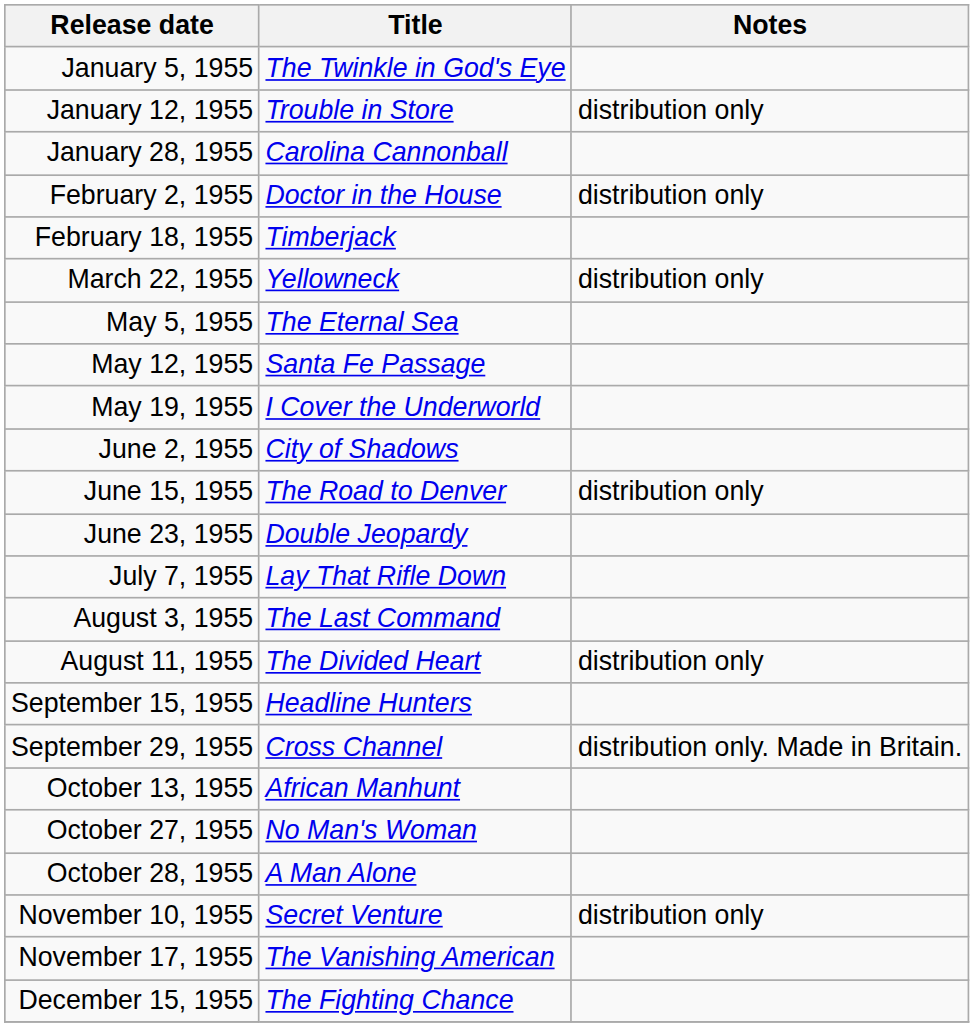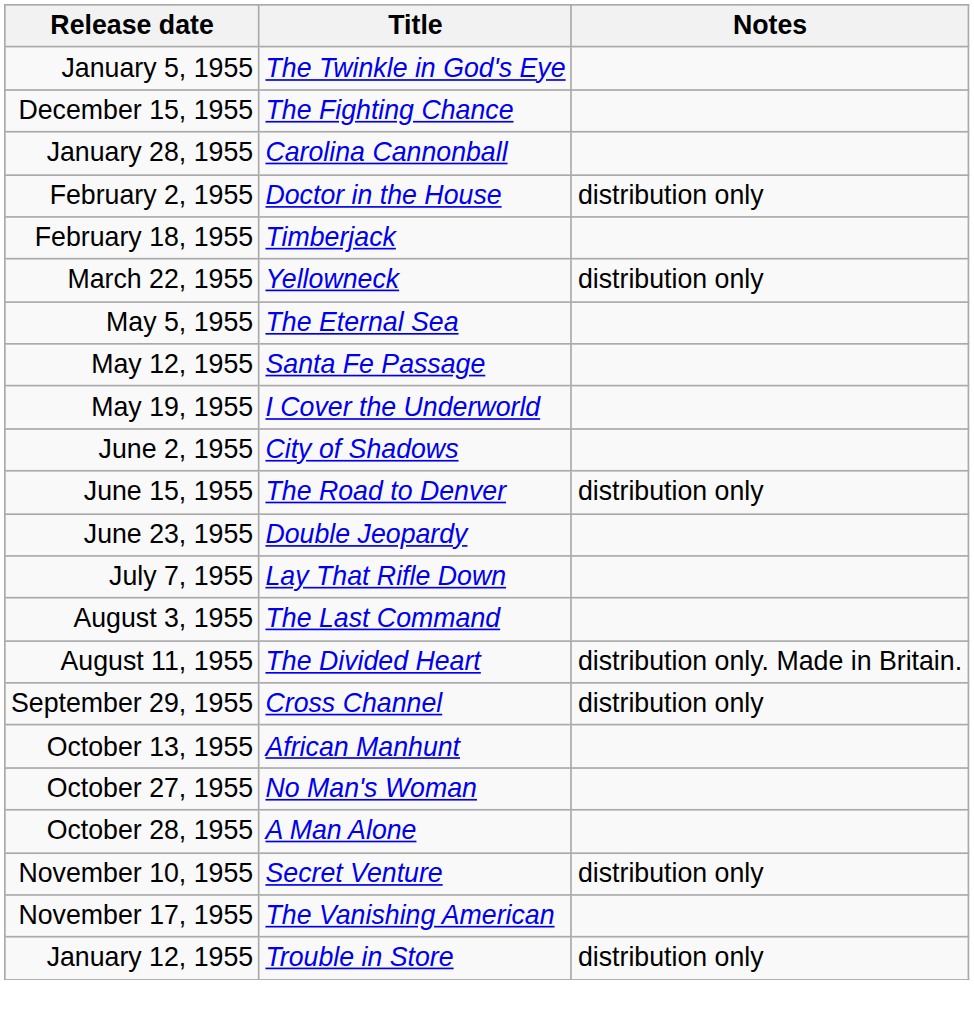rows swapped: (150, 110) <-> (136, 1000)
(671, 661) distribution only -> (770, 661) distribution only. Made in Britain.
- row: (132, 703)
(770, 746) distribution only. Made in Britain. -> (671, 703) distribution only
